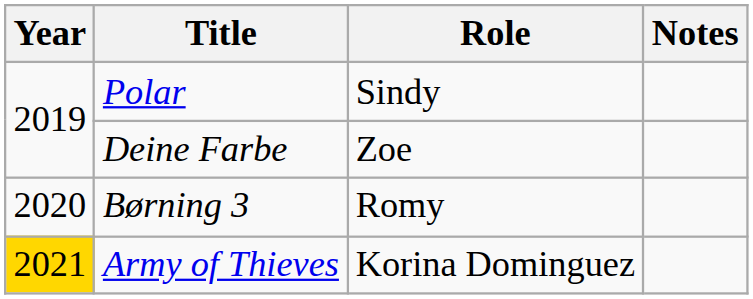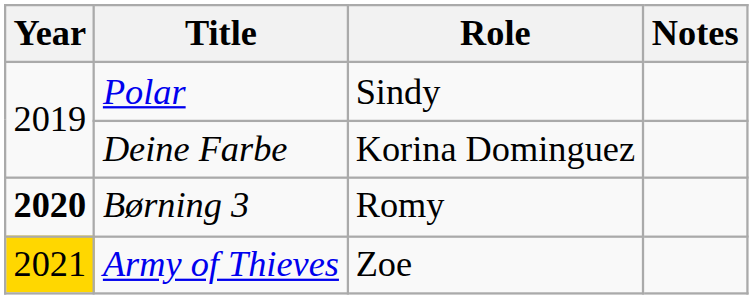(384, 148) Zoe -> (495, 148) Korina Dominguez
(50, 206) normal -> (50, 206) bold
(495, 263) Korina Dominguez -> (384, 263) Zoe
